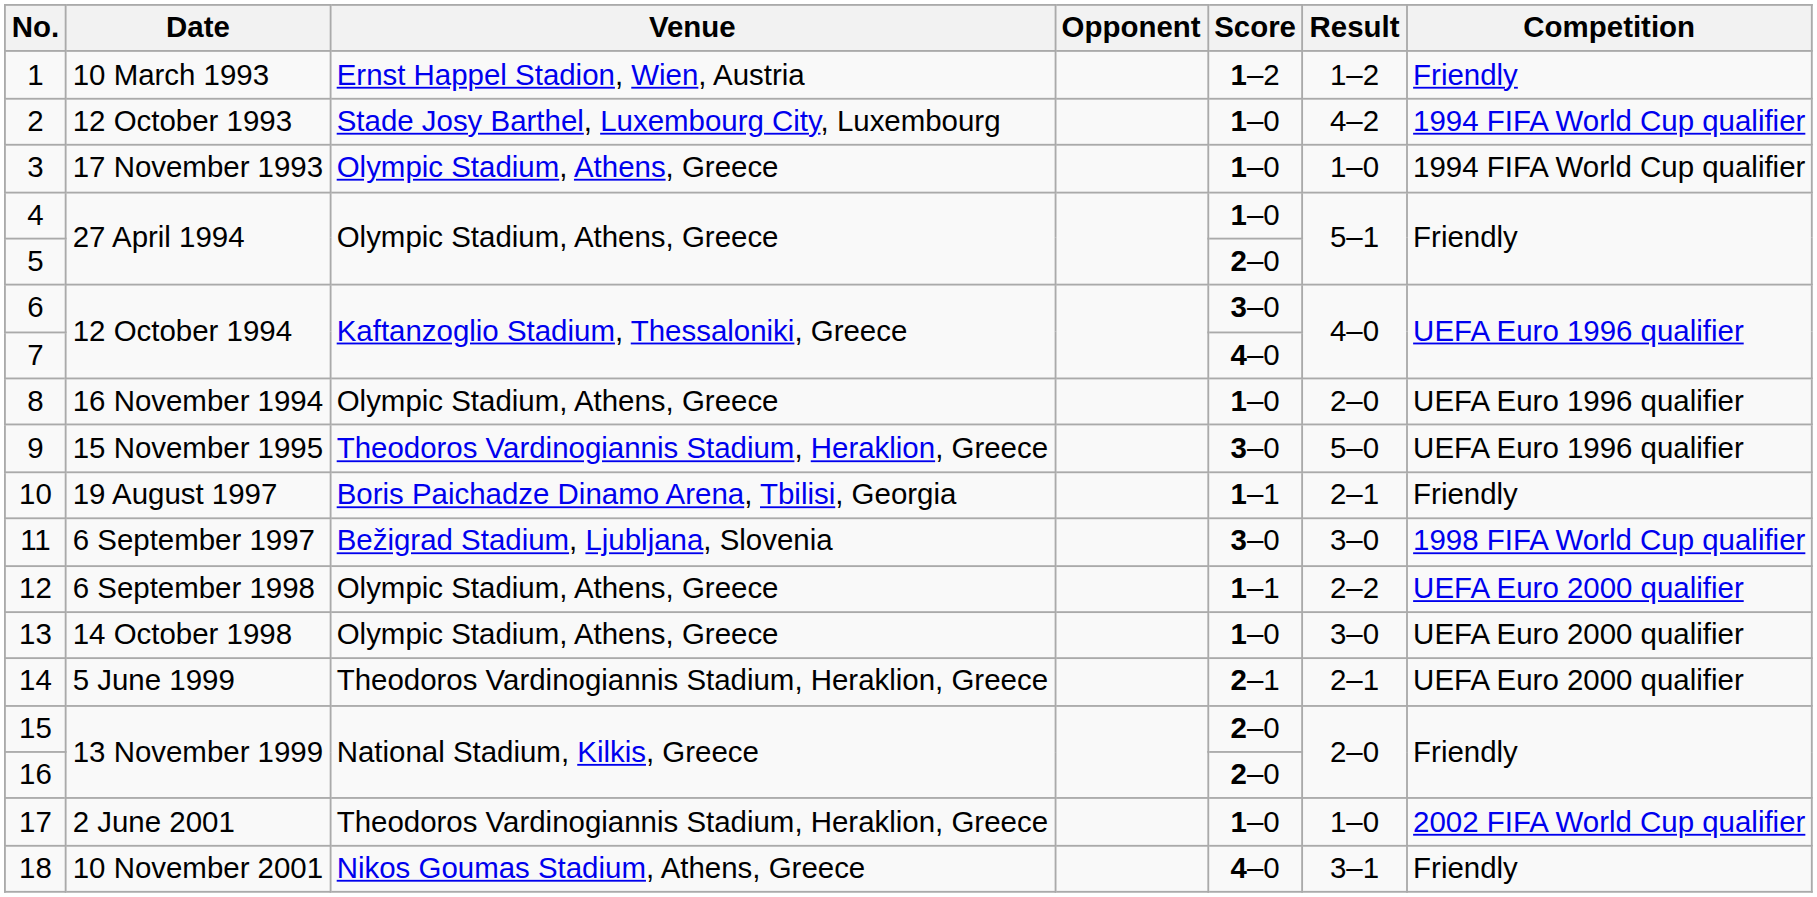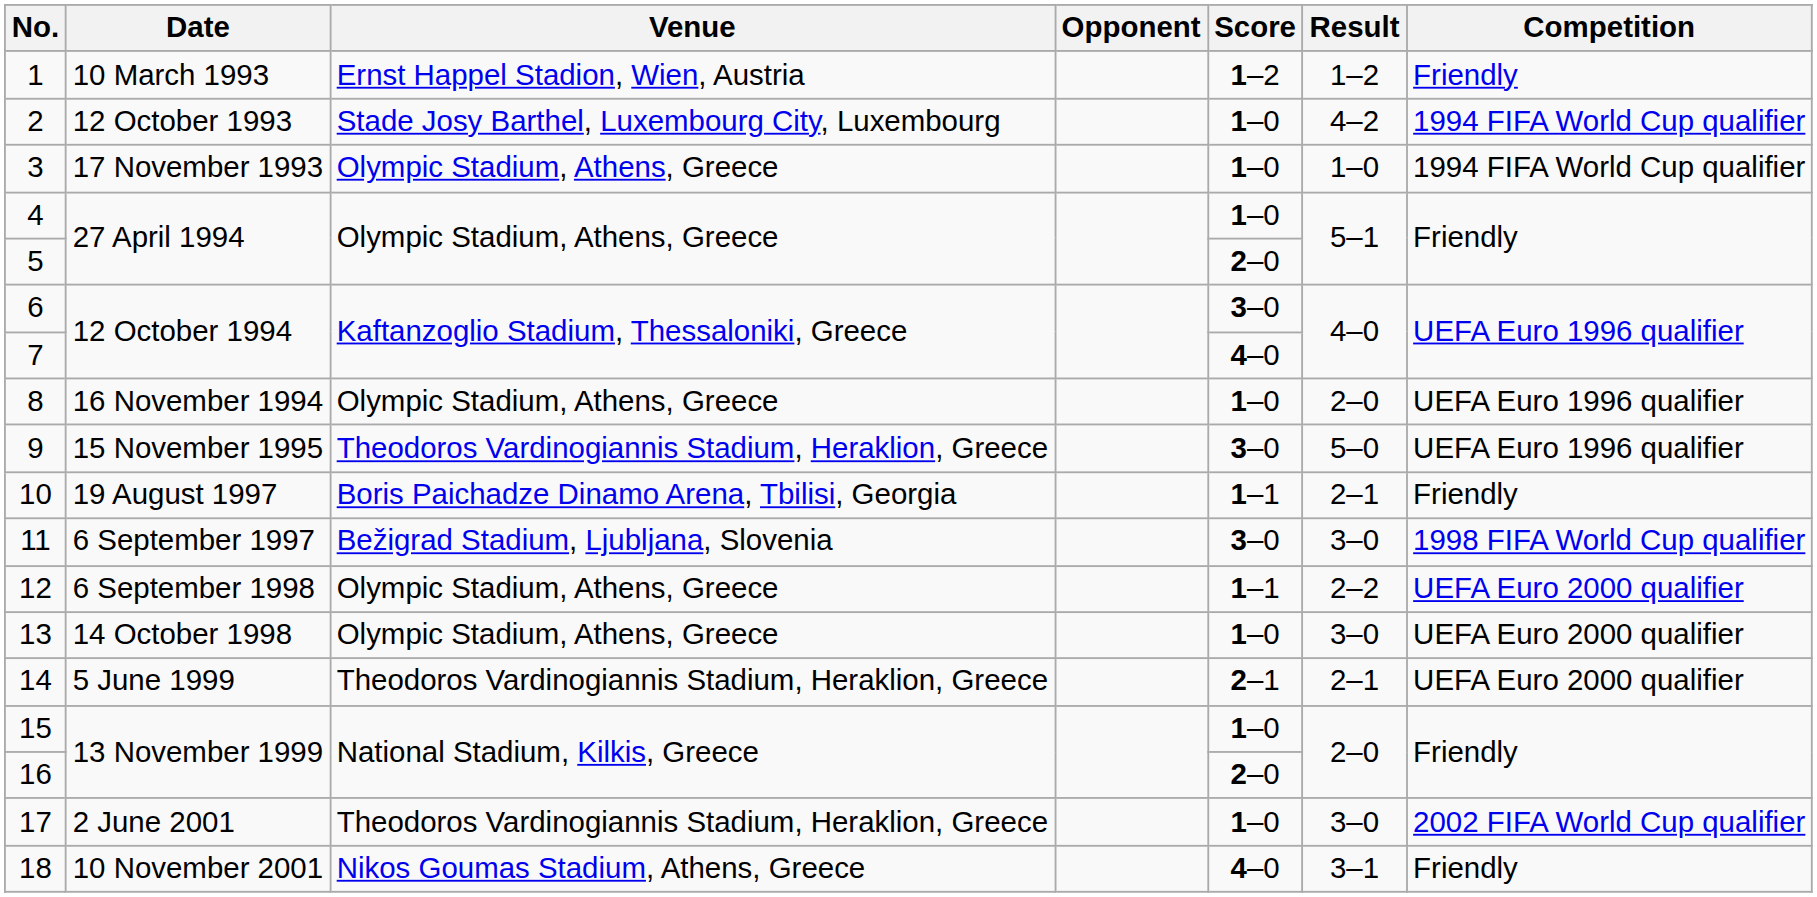(1255, 728) 2–0 -> (1255, 728) 1–0
(1355, 821) 1–0 -> (1355, 821) 3–0
